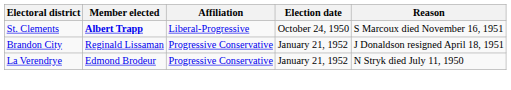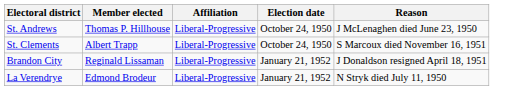+ row: (32, 28)
(114, 28) bold -> (111, 45) normal
(221, 45) Progressive Conservative -> (215, 61) Liberal-Progressive
(221, 61) Progressive Conservative -> (215, 77) Liberal-Progressive
